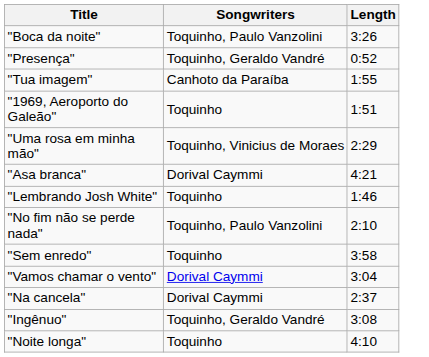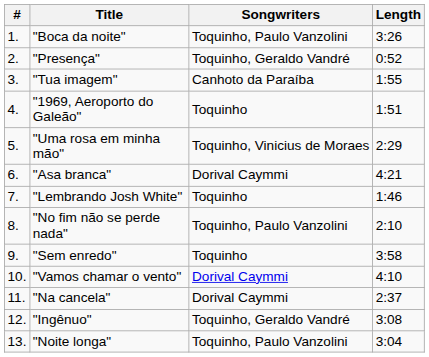+ column: (17, 15)
(364, 276) 3:04 -> (389, 276) 4:10
(194, 341) Toquinho -> (270, 341) Toquinho, Paulo Vanzolini
(364, 341) 4:10 -> (389, 341) 3:04
